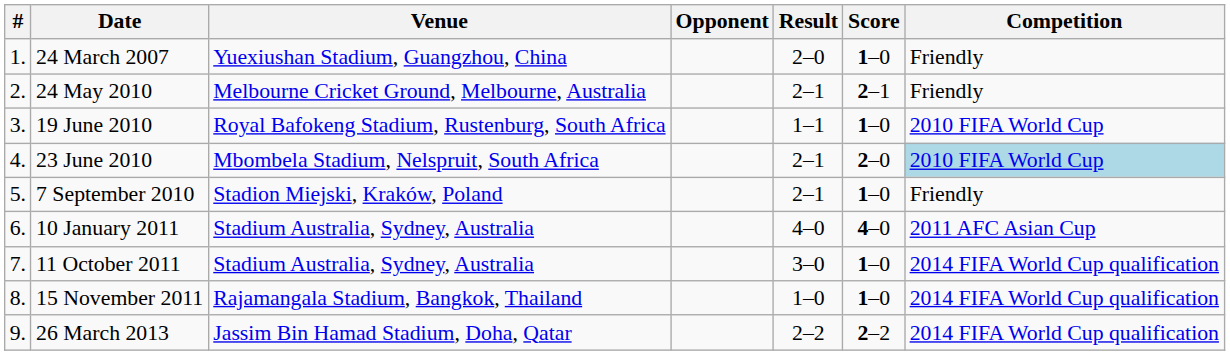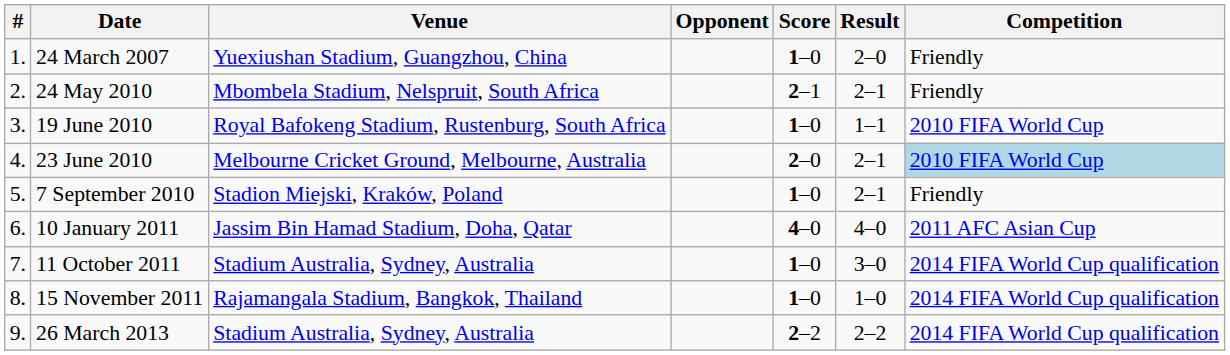columns swapped: (874, 21) <-> (808, 21)
(430, 90) Melbourne Cricket Ground, Melbourne, Australia -> (406, 90) Mbombela Stadium, Nelspruit, South Africa
(406, 159) Mbombela Stadium, Nelspruit, South Africa -> (430, 159) Melbourne Cricket Ground, Melbourne, Australia
(374, 228) Stadium Australia, Sydney, Australia -> (392, 228) Jassim Bin Hamad Stadium, Doha, Qatar
(392, 332) Jassim Bin Hamad Stadium, Doha, Qatar -> (374, 332) Stadium Australia, Sydney, Australia
